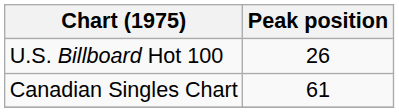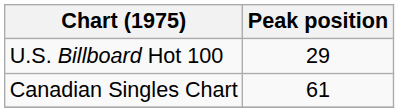(318, 55) 26 -> (318, 55) 29
